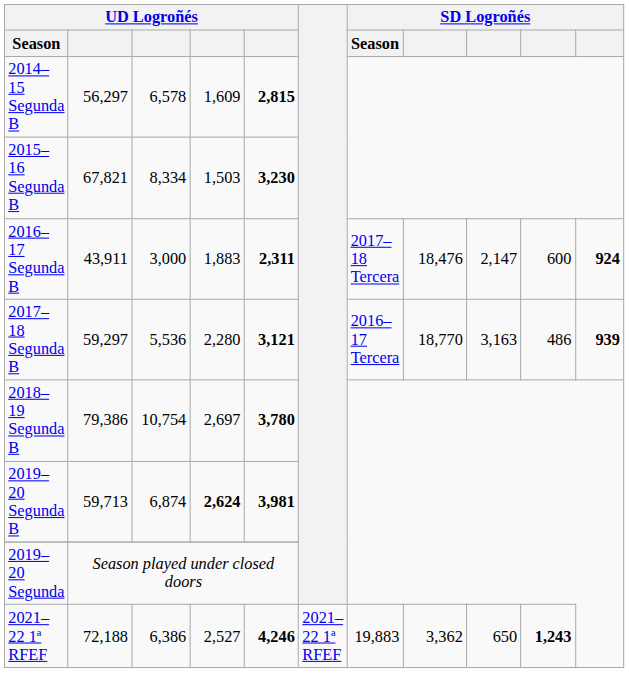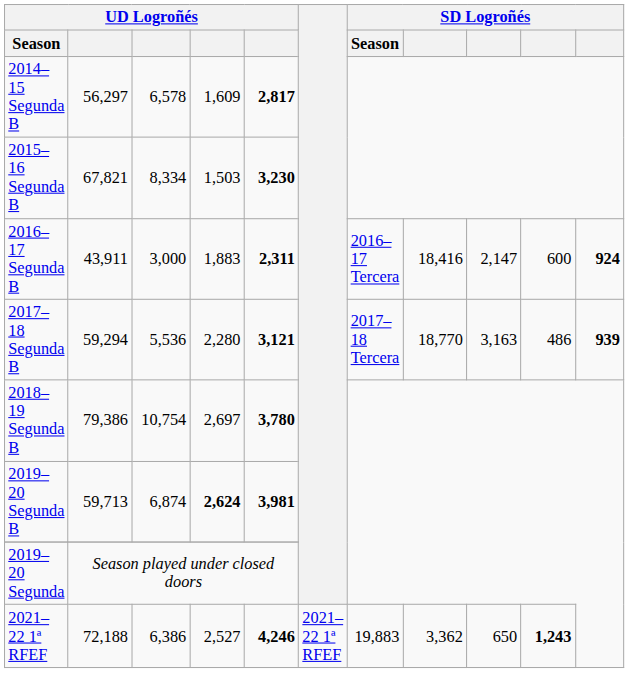(276, 96) 2,815 -> (276, 96) 2,817
(375, 258) 2017–18 Tercera -> (375, 258) 2016–17 Tercera
(440, 258) 18,476 -> (440, 258) 18,416
(106, 339) 59,297 -> (106, 339) 59,294
(375, 339) 2016–17 Tercera -> (375, 339) 2017–18 Tercera
